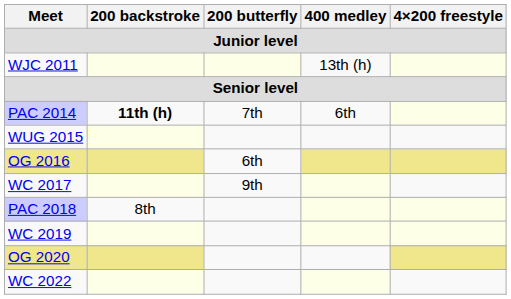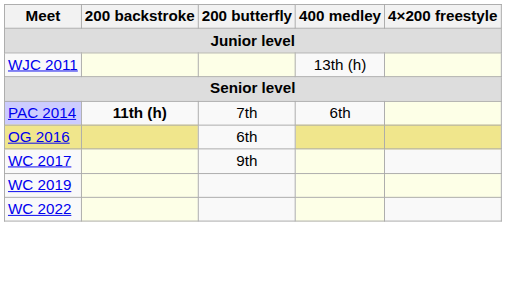- row: (46, 137)
- row: (42, 209)
- row: (39, 257)
